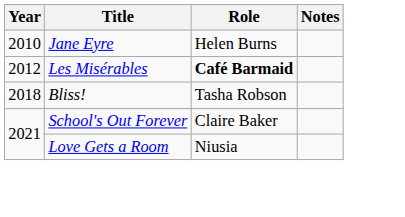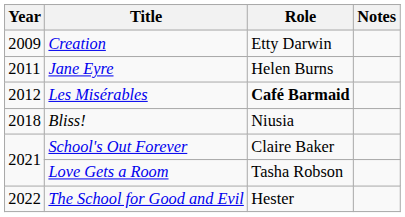+ row: (77, 43)
(25, 43) 2010 -> (24, 69) 2011
(241, 95) Tasha Robson -> (273, 120) Niusia
(216, 146) Niusia -> (297, 172) Tasha Robson
+ row: (146, 198)
